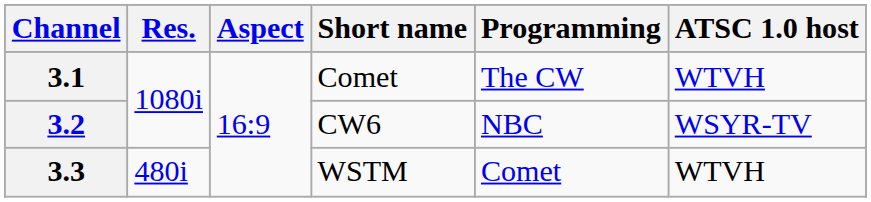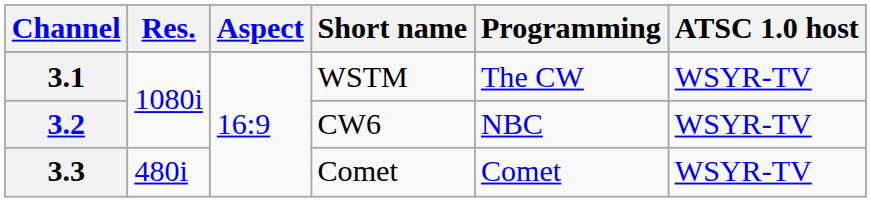(358, 76) Comet -> (363, 76) WSTM
(720, 76) WTVH -> (743, 76) WSYR-TV
(363, 171) WSTM -> (358, 171) Comet
(720, 171) WTVH -> (743, 171) WSYR-TV
